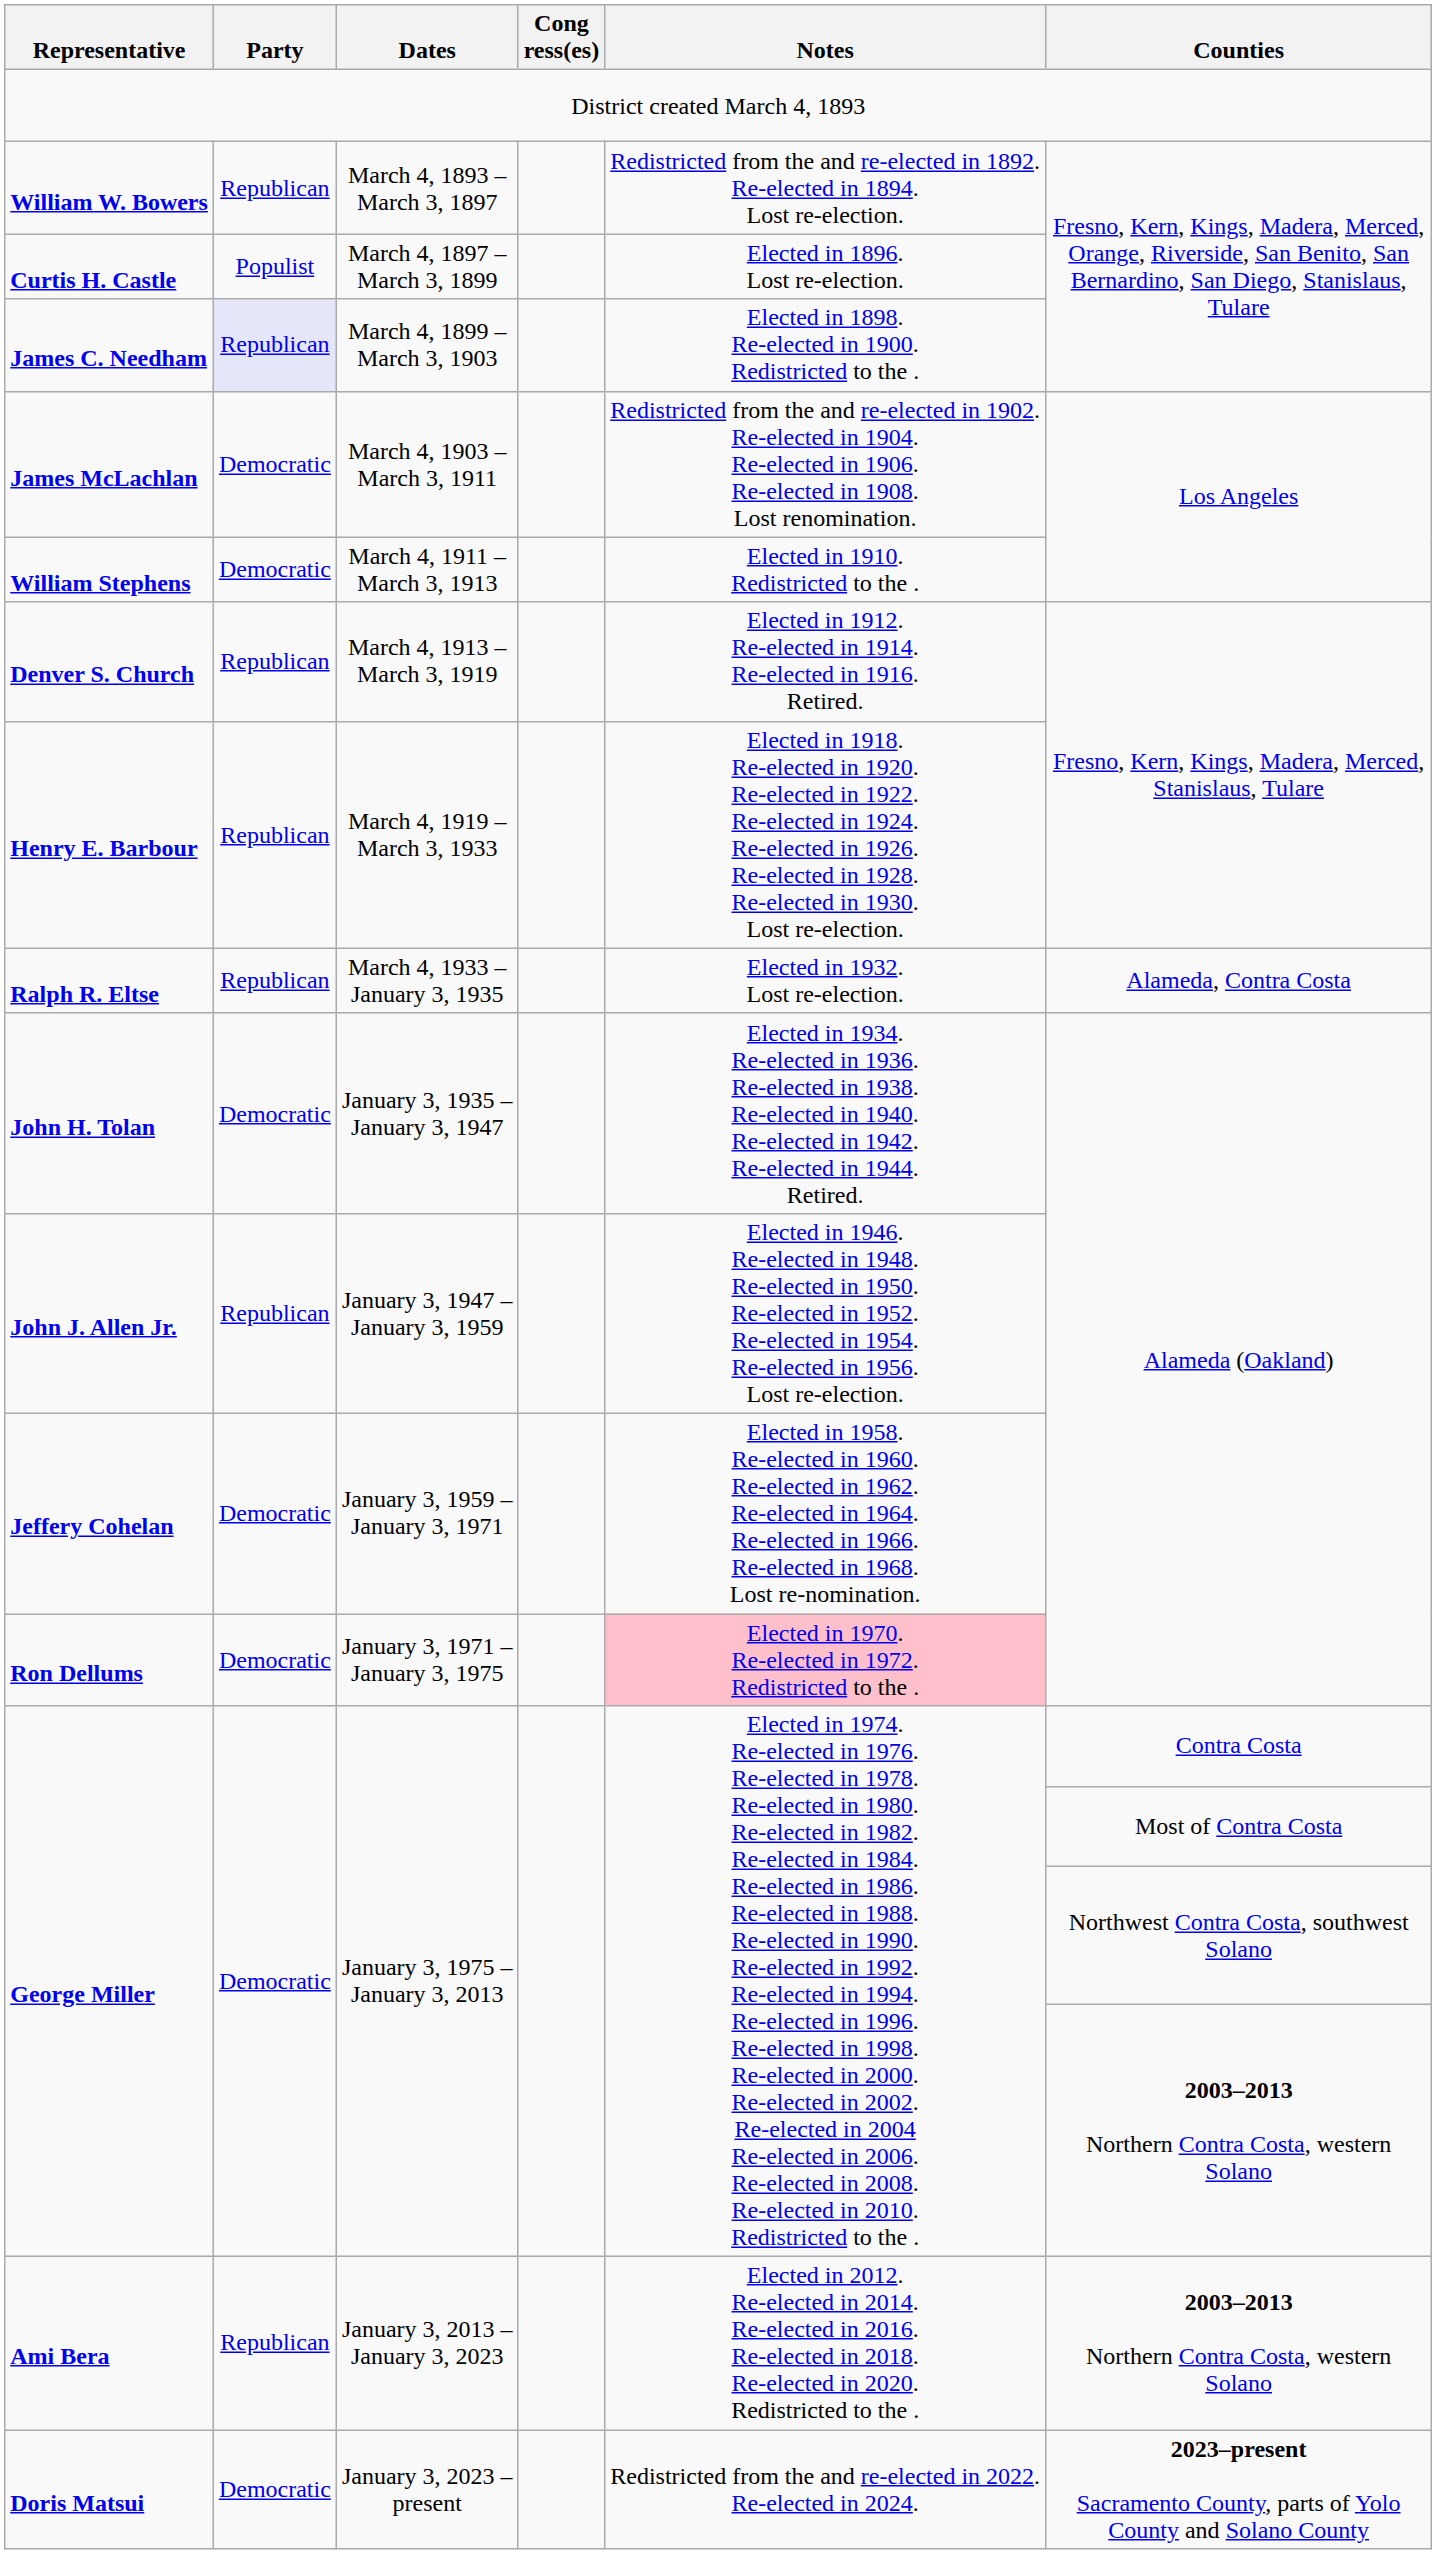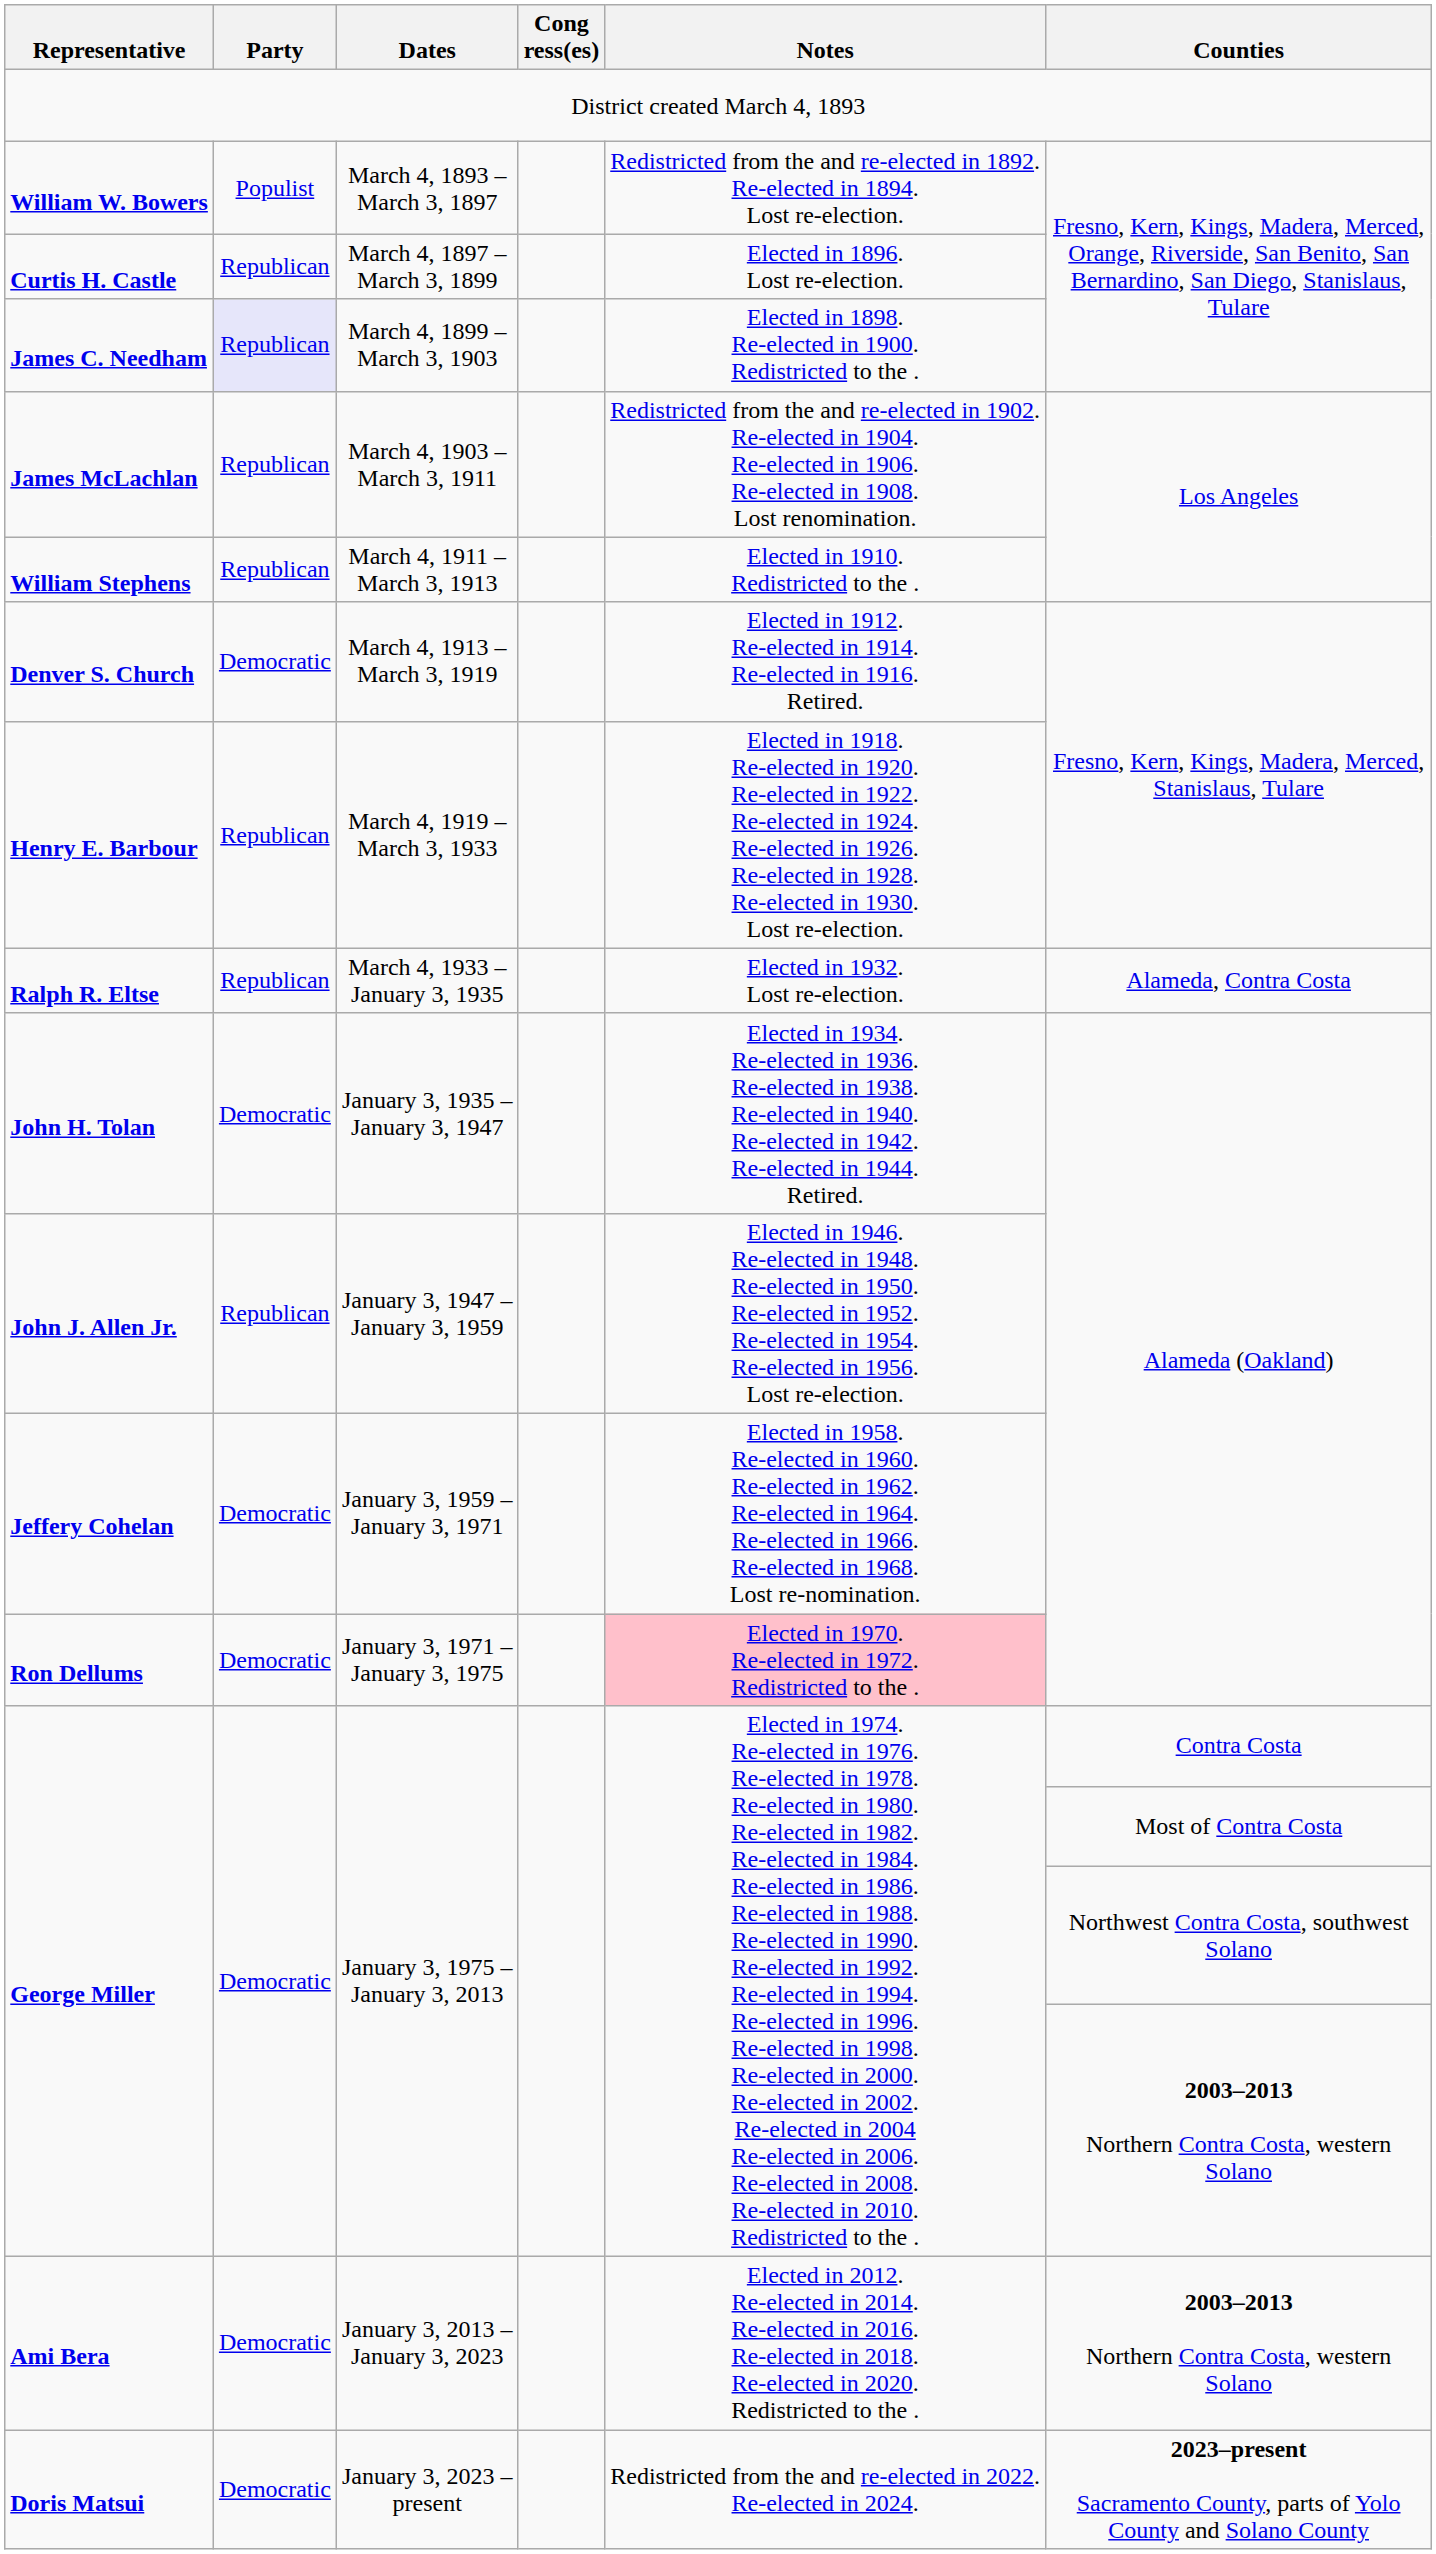(275, 187) Republican -> (275, 187) Populist
(275, 266) Populist -> (275, 266) Republican
(275, 463) Democratic -> (275, 463) Republican
(275, 569) Democratic -> (275, 569) Republican
(275, 661) Republican -> (275, 661) Democratic
(275, 2342) Republican -> (275, 2342) Democratic
